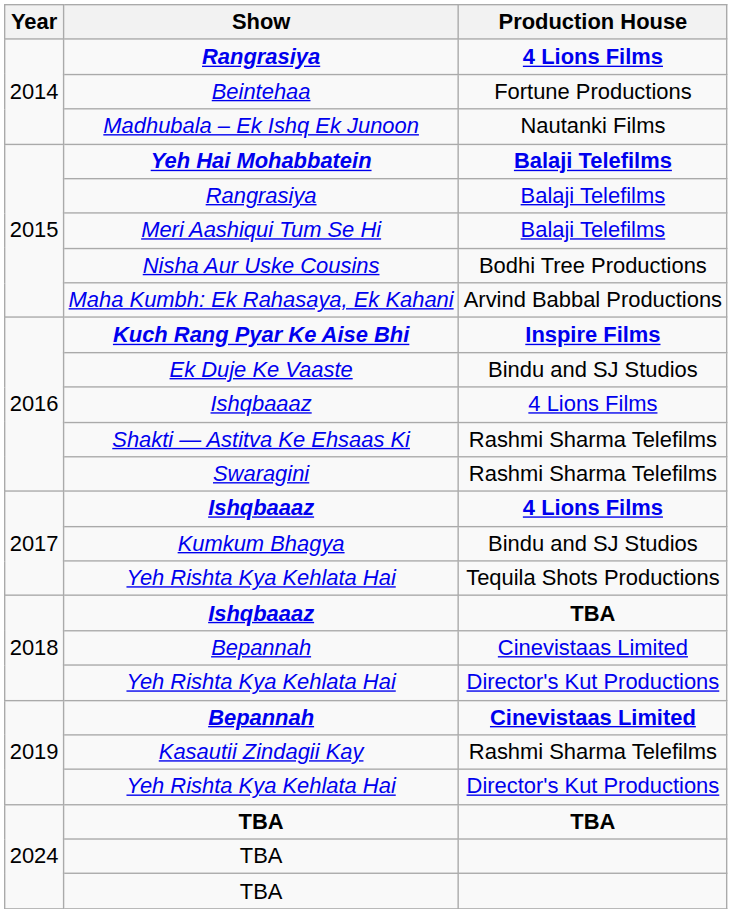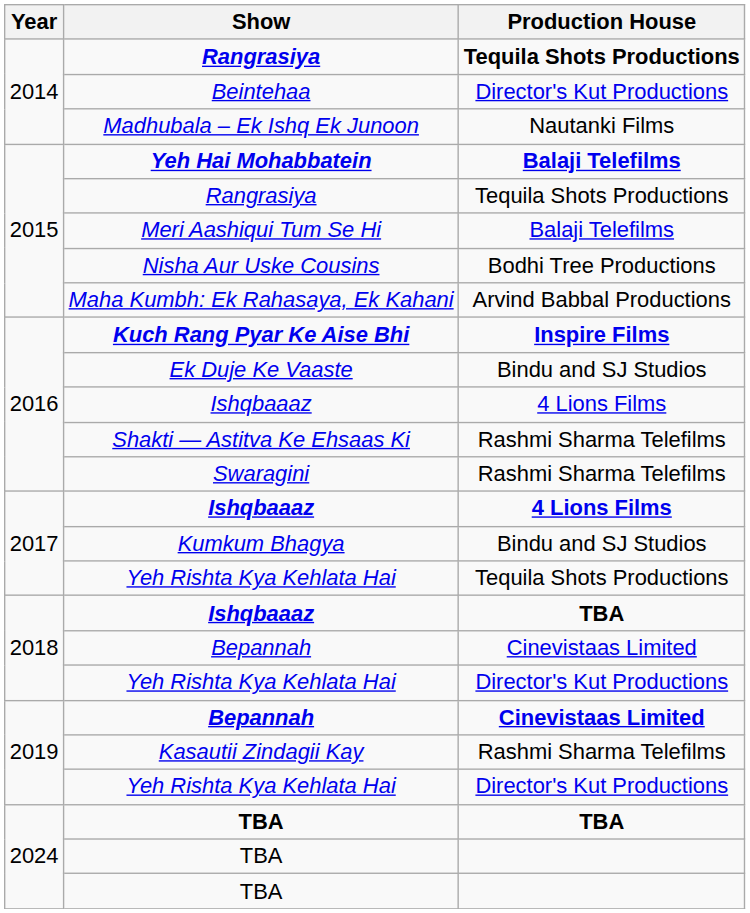(593, 56) 4 Lions Films -> (602, 56) Tequila Shots Productions
(593, 91) Fortune Productions -> (602, 91) Director's Kut Productions
(593, 195) Balaji Telefilms -> (602, 195) Tequila Shots Productions
